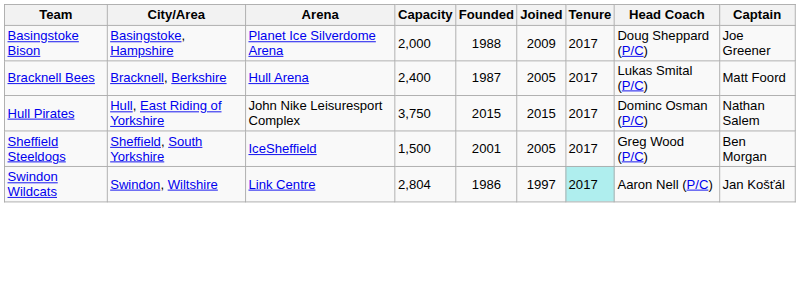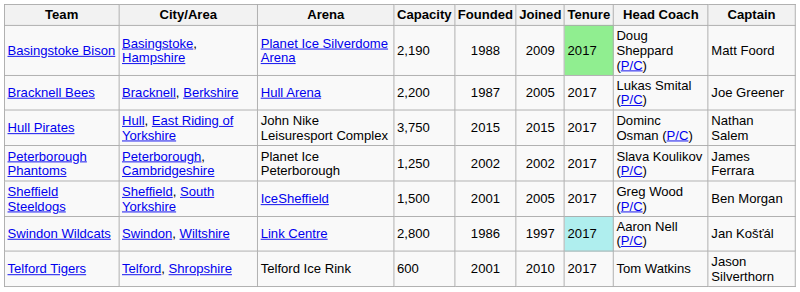(414, 43) 2,000 -> (413, 50) 2,190
(583, 43) no background -> (582, 50) lightgreen background
(746, 43) Joe Greener -> (743, 50) Matt Foord
(414, 78) 2,400 -> (413, 93) 2,200
(754, 78) Matt Foord -> (748, 93) Joe Greener
+ row: (47, 164)
(414, 184) 2,804 -> (413, 234) 2,800
+ row: (47, 269)
